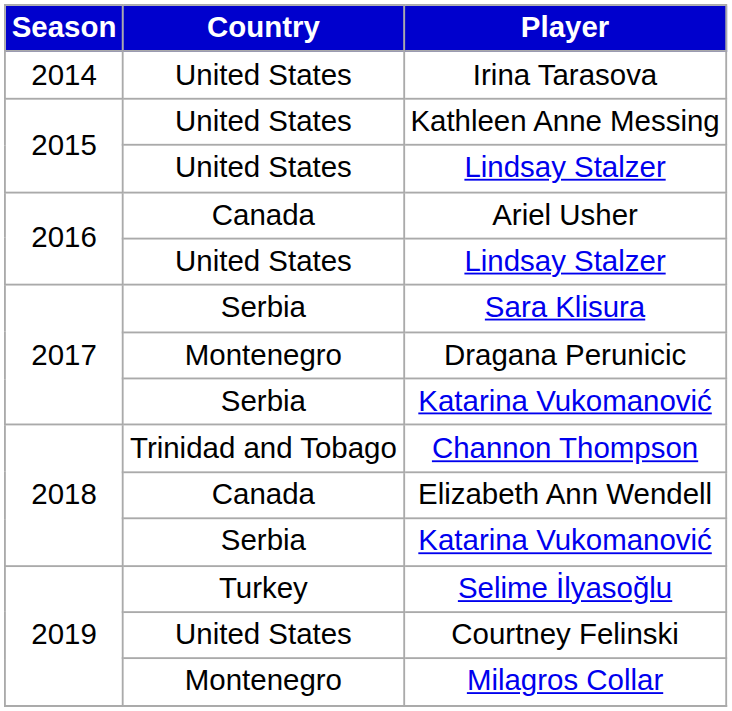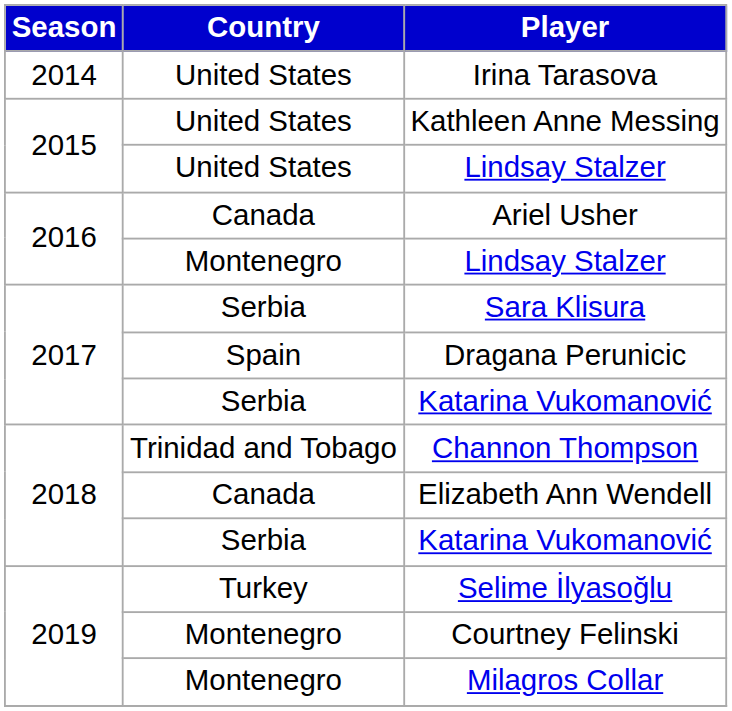(263, 261) United States -> (263, 261) Montenegro
(263, 354) Montenegro -> (263, 354) Spain
(263, 634) United States -> (263, 634) Montenegro
